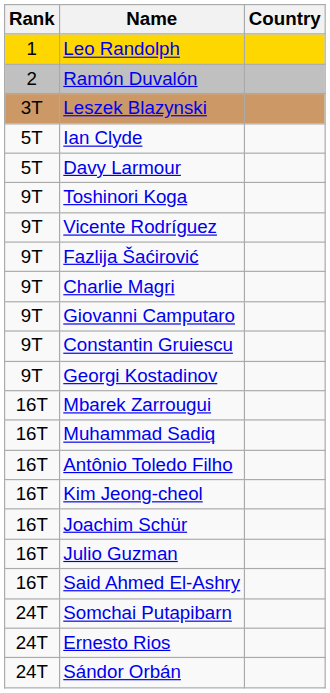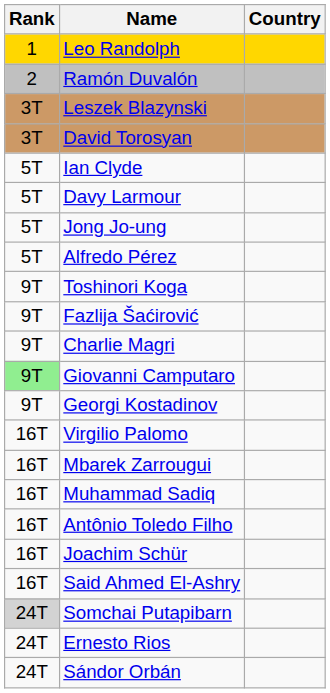+ row: (128, 138)
+ row: (115, 227)
+ row: (120, 256)
- row: (140, 227)
(32, 316) no background -> (32, 375) lightgreen background
- row: (148, 345)
+ row: (126, 434)
- row: (133, 494)
- row: (121, 553)
(32, 613) no background -> (32, 613) lightgrey background
